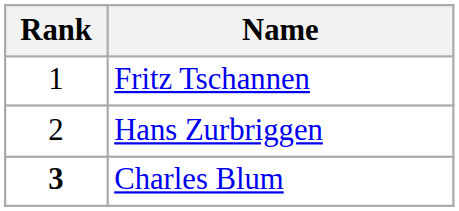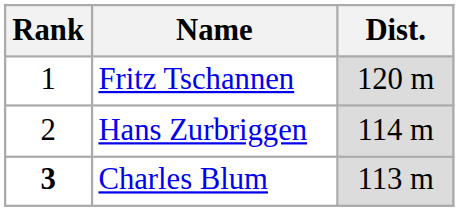+ column: (396, 29)
